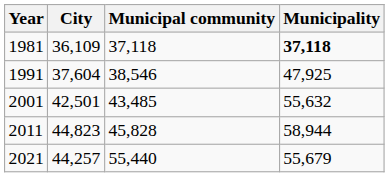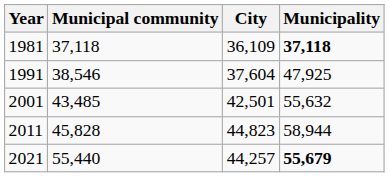columns swapped: (76, 18) <-> (192, 18)
(307, 158) normal -> (307, 158) bold
